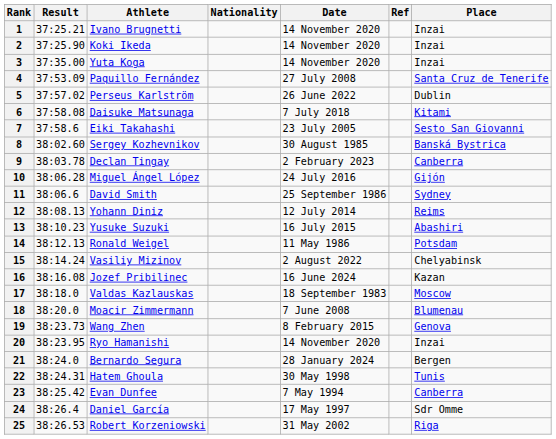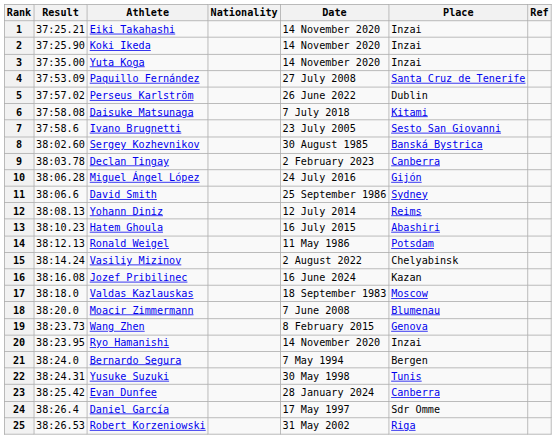columns swapped: (481, 13) <-> (400, 13)
(136, 29) Ivano Brugnetti -> (132, 29) Eiki Takahashi
(132, 128) Eiki Takahashi -> (136, 128) Ivano Brugnetti
(129, 227) Yusuke Suzuki -> (126, 227) Hatem Ghoula
(328, 360) 28 January 2024 -> (313, 360) 7 May 1994
(126, 376) Hatem Ghoula -> (129, 376) Yusuke Suzuki
(313, 393) 7 May 1994 -> (328, 393) 28 January 2024
